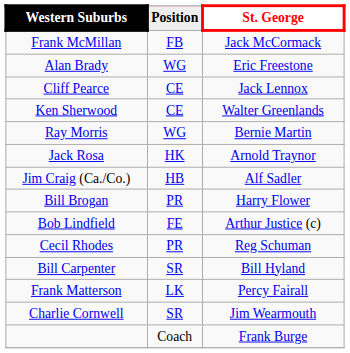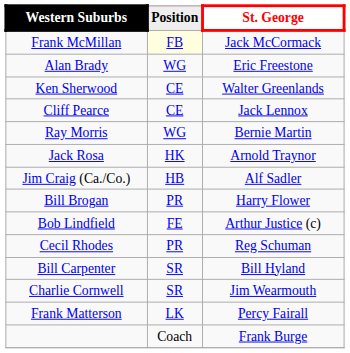(175, 42) no background -> (175, 42) lightyellow background
rows swapped: (76, 87) <-> (76, 110)
rows swapped: (76, 313) <-> (76, 291)
